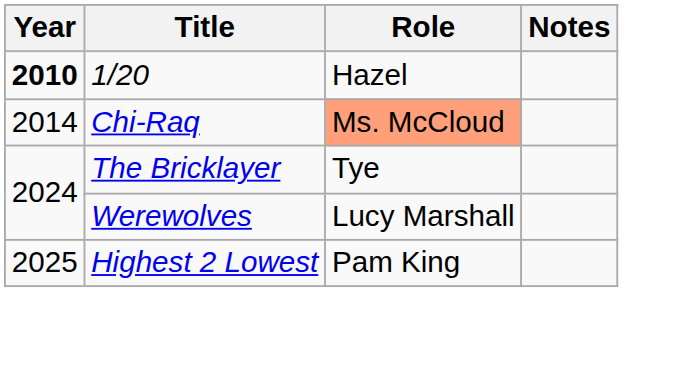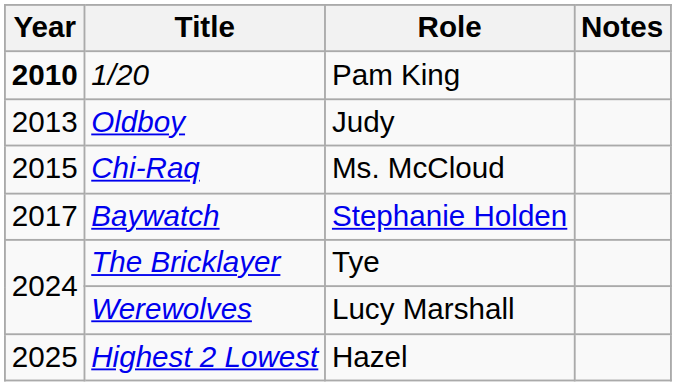(370, 74) Hazel -> (396, 74) Pam King
+ row: (138, 121)
(45, 121) 2014 -> (45, 168) 2015
(418, 121) lightsalmon background -> (418, 168) no background
+ row: (155, 215)
(396, 262) Pam King -> (370, 356) Hazel
